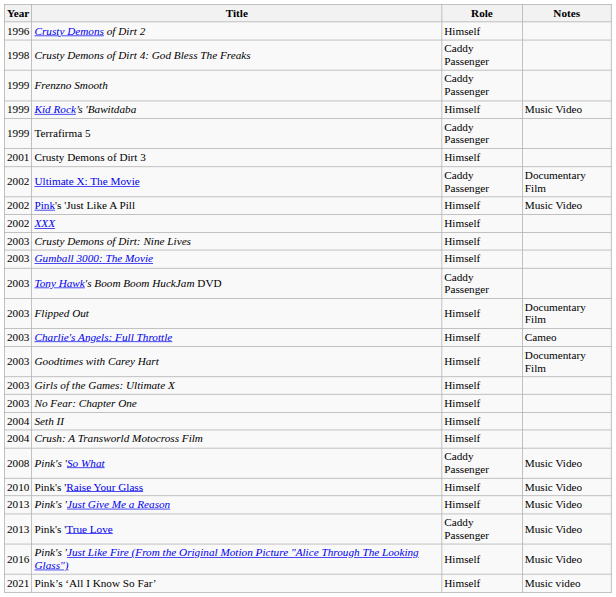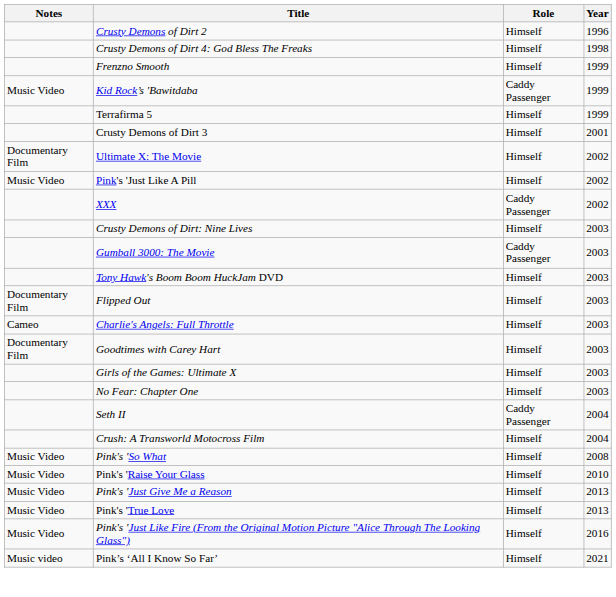columns swapped: (18, 13) <-> (567, 13)
(467, 55) Caddy Passenger -> (524, 48) Himself
(467, 85) Caddy Passenger -> (524, 66) Himself
(462, 109) Himself -> (528, 90) Caddy Passenger
(467, 133) Caddy Passenger -> (524, 114) Himself
(467, 181) Caddy Passenger -> (524, 156) Himself
(462, 223) Himself -> (528, 204) Caddy Passenger
(462, 259) Himself -> (528, 252) Caddy Passenger
(467, 283) Caddy Passenger -> (524, 276) Himself
(462, 421) Himself -> (528, 415) Caddy Passenger
(467, 463) Caddy Passenger -> (524, 456) Himself
(467, 529) Caddy Passenger -> (524, 510) Himself
